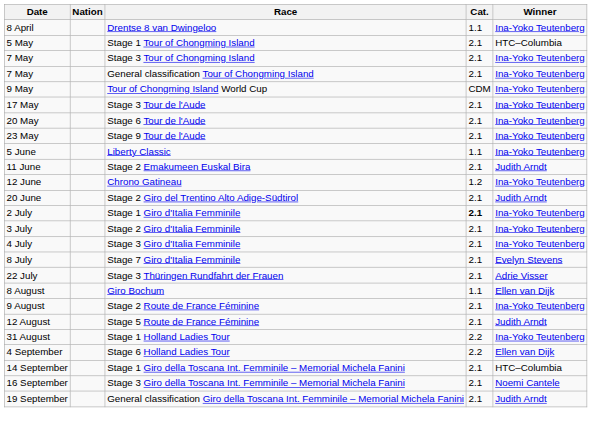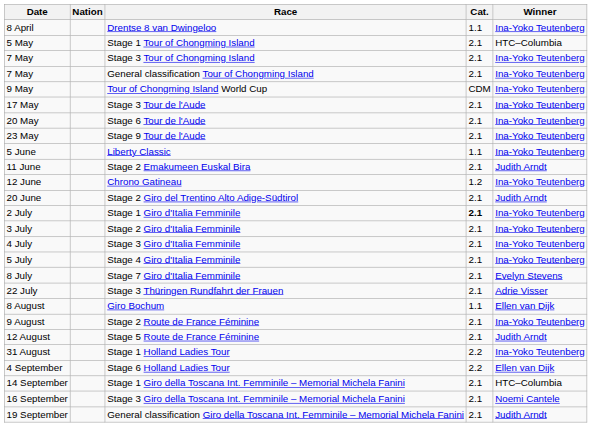+ row: (174, 259)
